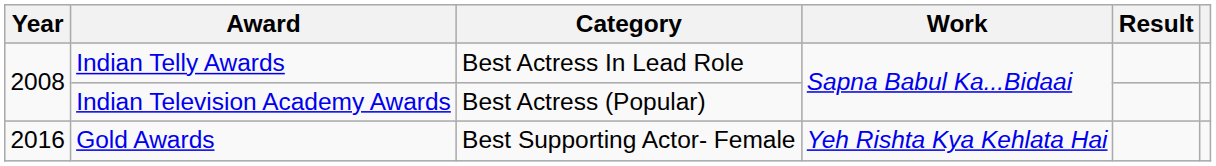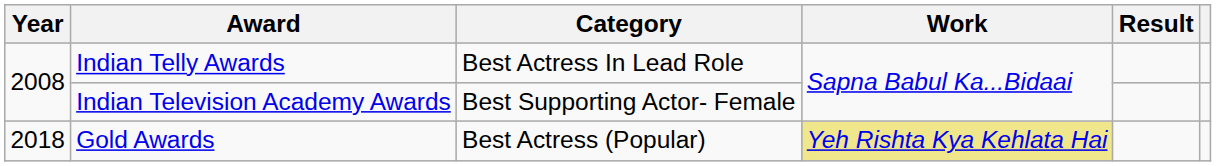(584, 101) Best Actress (Popular) -> (629, 101) Best Supporting Actor- Female
(38, 140) 2016 -> (38, 140) 2018
(629, 140) Best Supporting Actor- Female -> (584, 140) Best Actress (Popular)
(957, 140) no background -> (957, 140) khaki background
